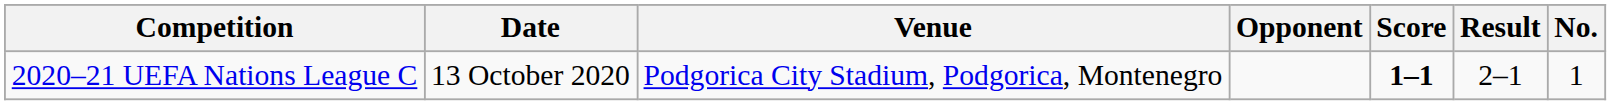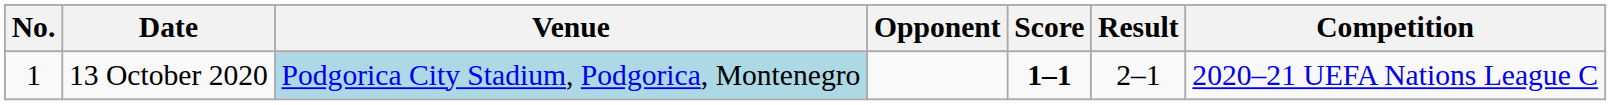columns swapped: (1576, 27) <-> (215, 27)
(933, 74) no background -> (571, 74) lightblue background
